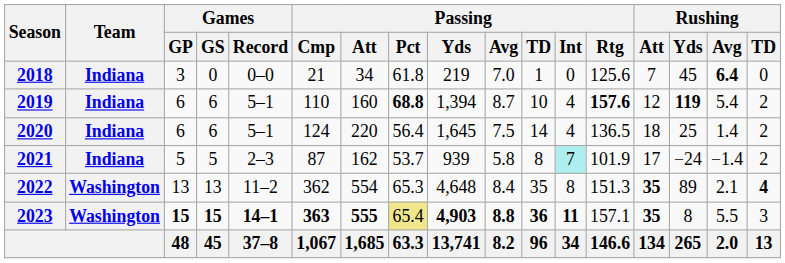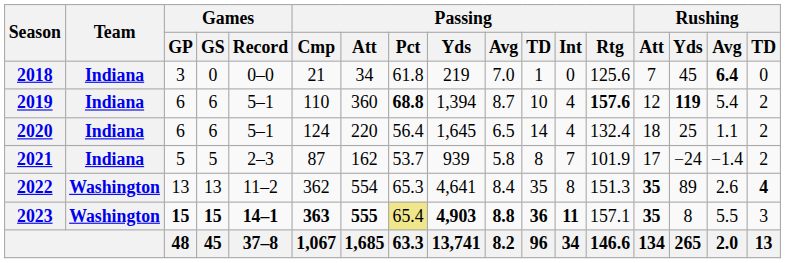(364, 103) 160 -> (364, 103) 360
(504, 131) 7.5 -> (504, 131) 6.5
(610, 131) 136.5 -> (610, 131) 132.4
(727, 131) 1.4 -> (727, 131) 1.1
(571, 159) paleturquoise background -> (571, 159) no background
(456, 187) 4,648 -> (456, 187) 4,641
(727, 187) 2.1 -> (727, 187) 2.6
